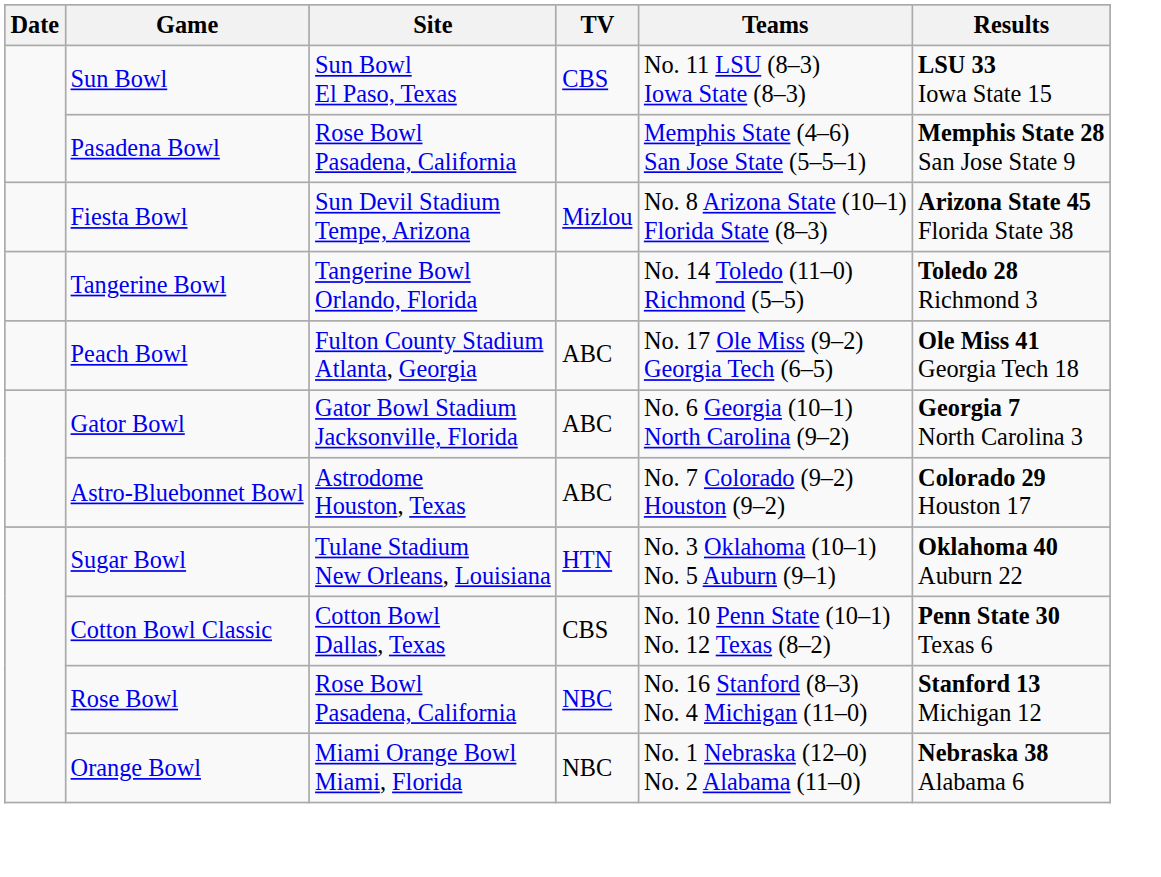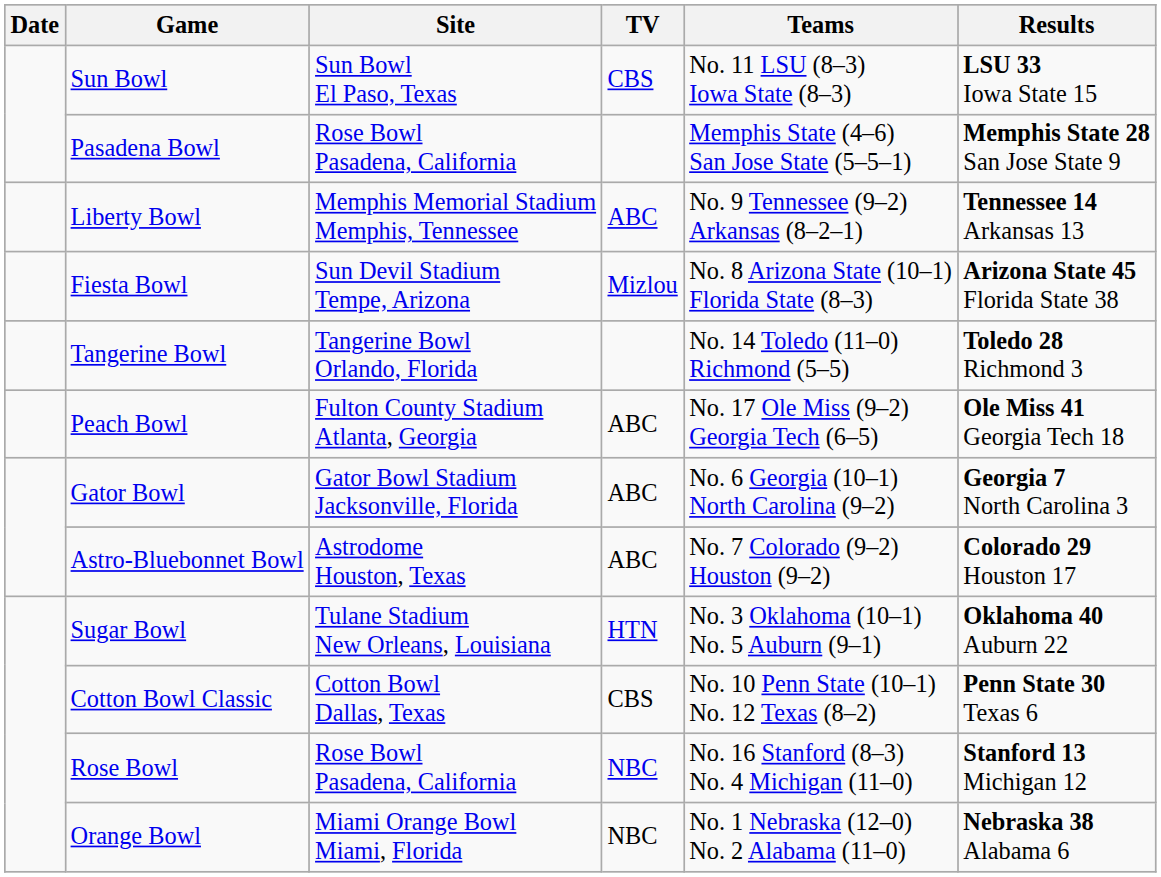+ row: (136, 217)
